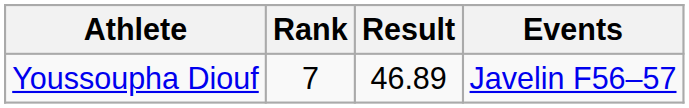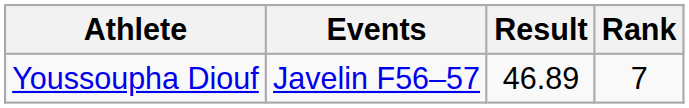columns swapped: (573, 30) <-> (310, 30)
